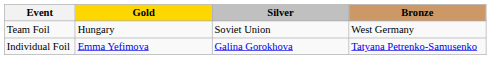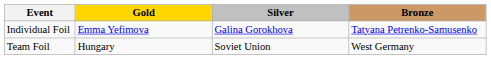rows swapped: (38, 46) <-> (28, 29)
